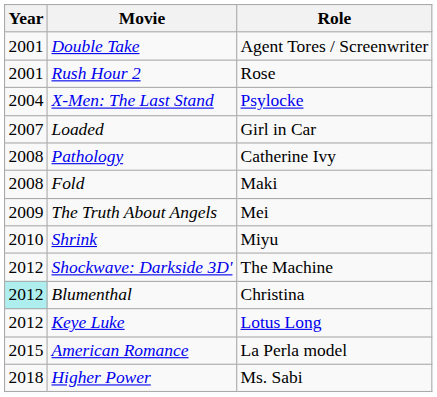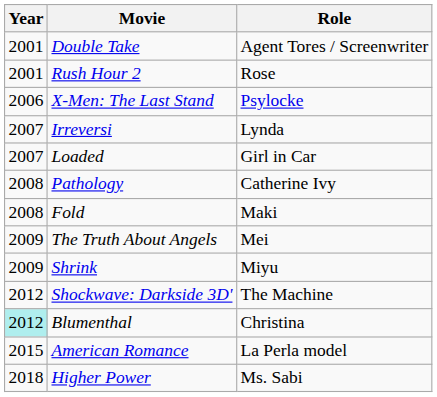(26, 101) 2004 -> (26, 101) 2006
+ row: (82, 128)
(26, 239) 2010 -> (26, 267) 2009
- row: (88, 322)
